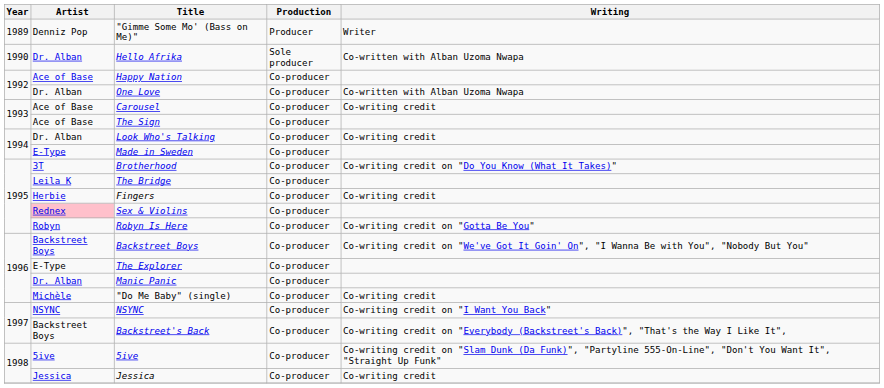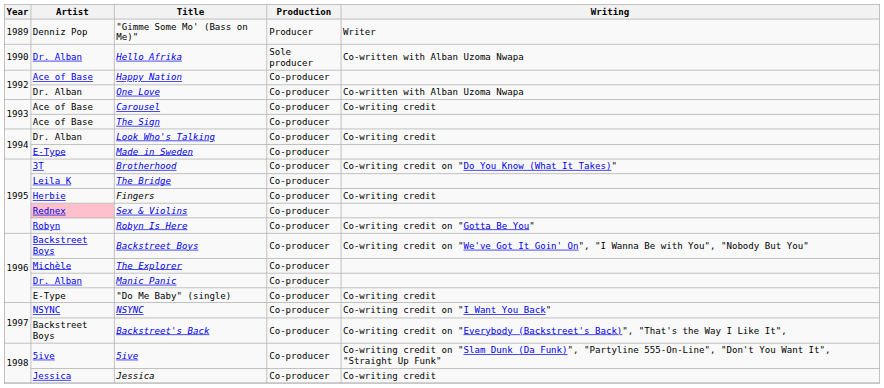(49, 266) E-Type -> (52, 266) Michèle
(52, 295) Michèle -> (49, 295) E-Type
